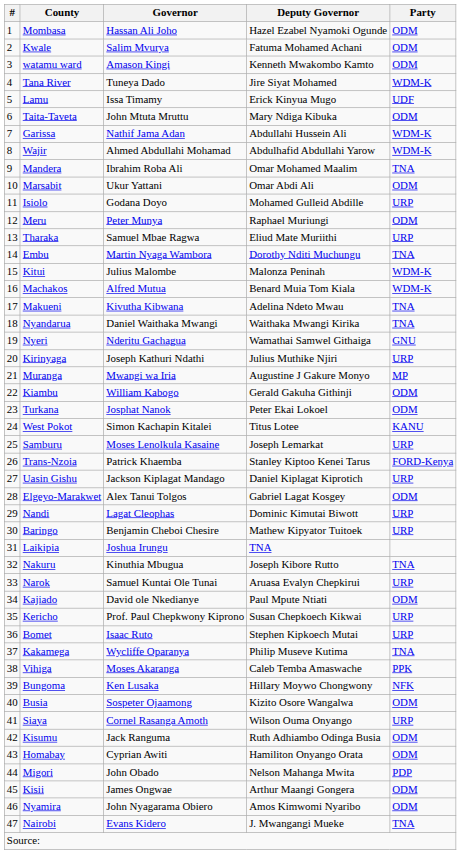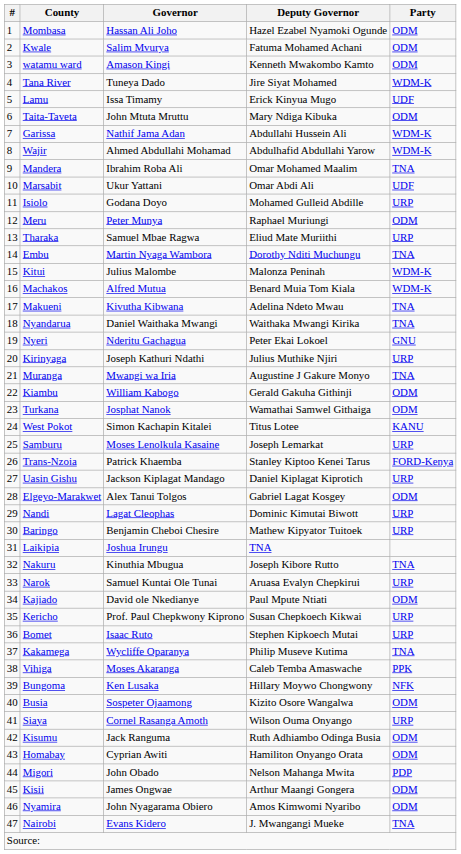(405, 185) ODM -> (403, 185) UDF
(310, 340) Wamathai Samwel Githaiga -> (288, 340) Peter Ekai Lokoel
(400, 375) MP -> (403, 375) TNA
(288, 409) Peter Ekai Lokoel -> (310, 409) Wamathai Samwel Githaiga
